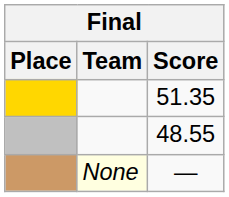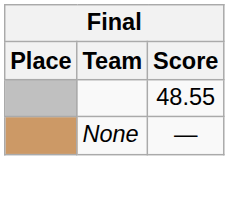- row: (186, 97)
(111, 172) lightyellow background -> (111, 135) no background
